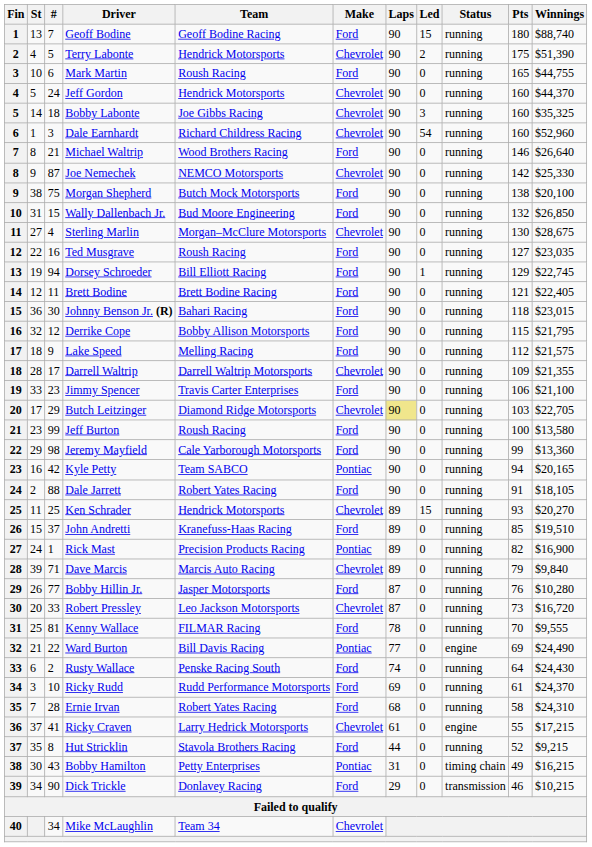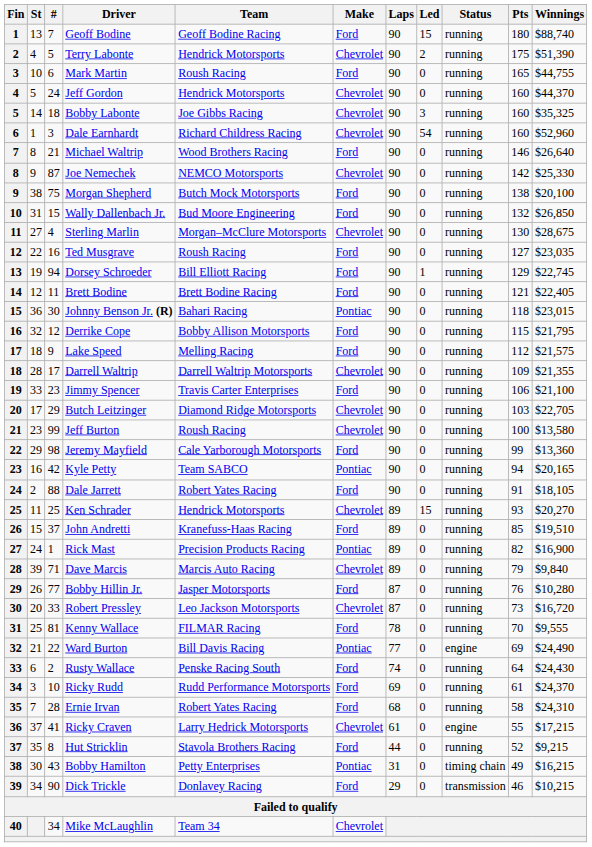(347, 311) Ford -> (354, 311) Pontiac
(395, 410) khaki background -> (395, 410) no background
(347, 430) Ford -> (359, 430) Chevrolet
